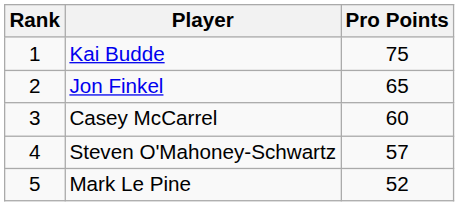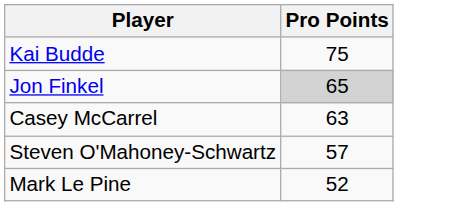- column: (35, 20)
(397, 86) no background -> (337, 86) lightgrey background
(397, 119) 60 -> (337, 119) 63
